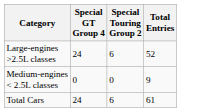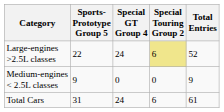+ column: (92, 23)
(111, 54) no background -> (154, 54) khaki background
